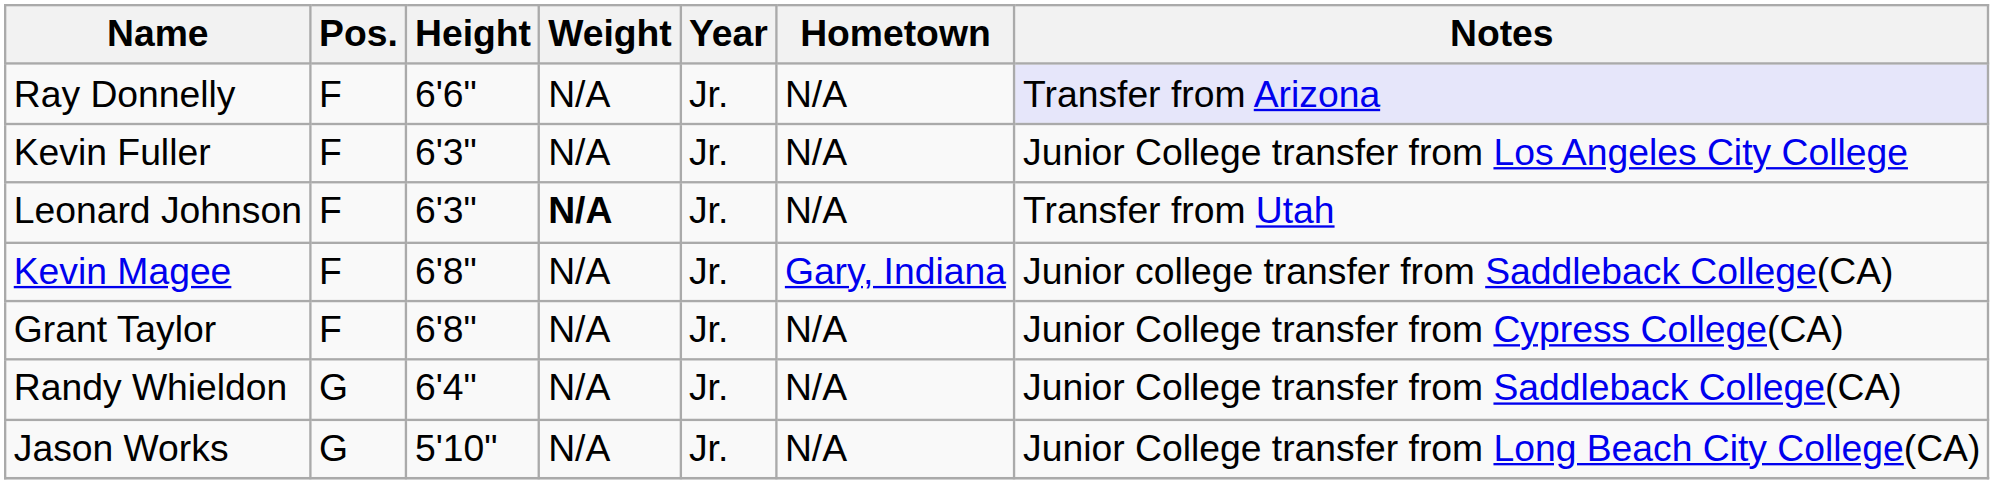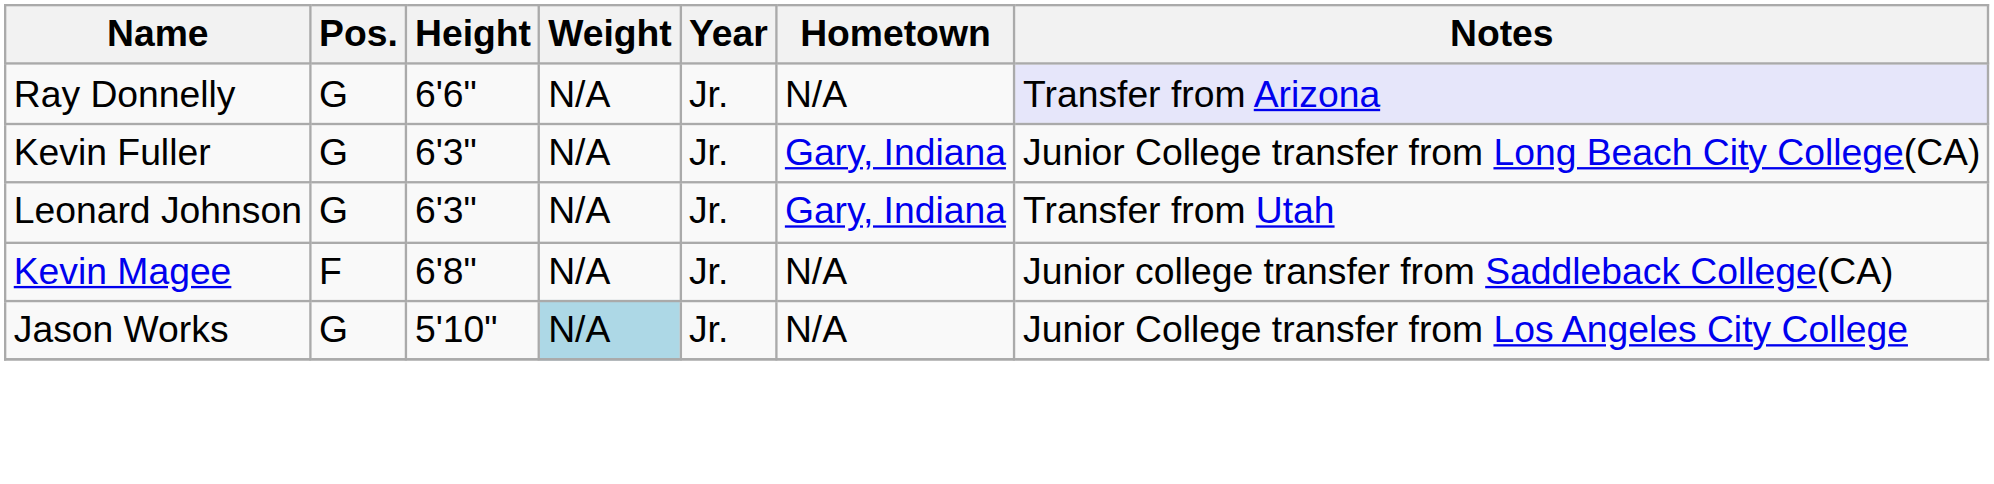(330, 93) F -> (334, 93) G
(330, 152) F -> (334, 152) G
(816, 152) N/A -> (895, 152) Gary, Indiana
(1466, 152) Junior College transfer from Los Angeles City College -> (1502, 152) Junior College transfer from Long Beach City College(CA)
(330, 211) F -> (334, 211) G
(580, 211) bold -> (579, 211) normal
(816, 211) N/A -> (895, 211) Gary, Indiana
(895, 270) Gary, Indiana -> (816, 270) N/A
- row: (115, 329)
- row: (151, 388)
(579, 447) no background -> (579, 329) lightblue background
(1502, 447) Junior College transfer from Long Beach City College(CA) -> (1466, 329) Junior College transfer from Los Angeles City College
